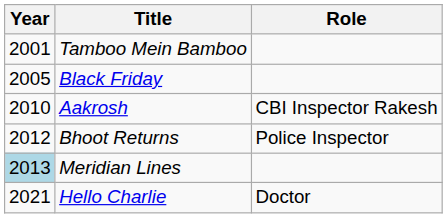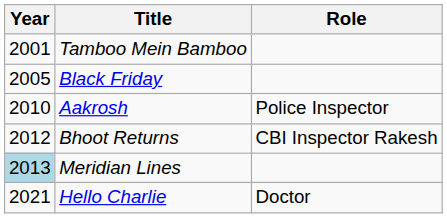(346, 108) CBI Inspector Rakesh -> (322, 108) Police Inspector
(322, 138) Police Inspector -> (346, 138) CBI Inspector Rakesh
